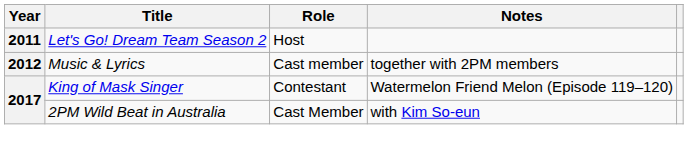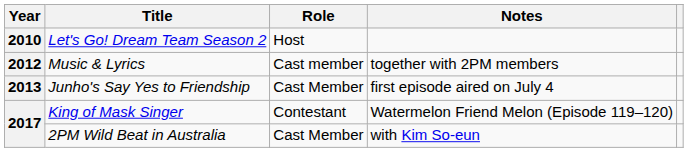(25, 40) 2011 -> (25, 40) 2010
+ row: (149, 87)
